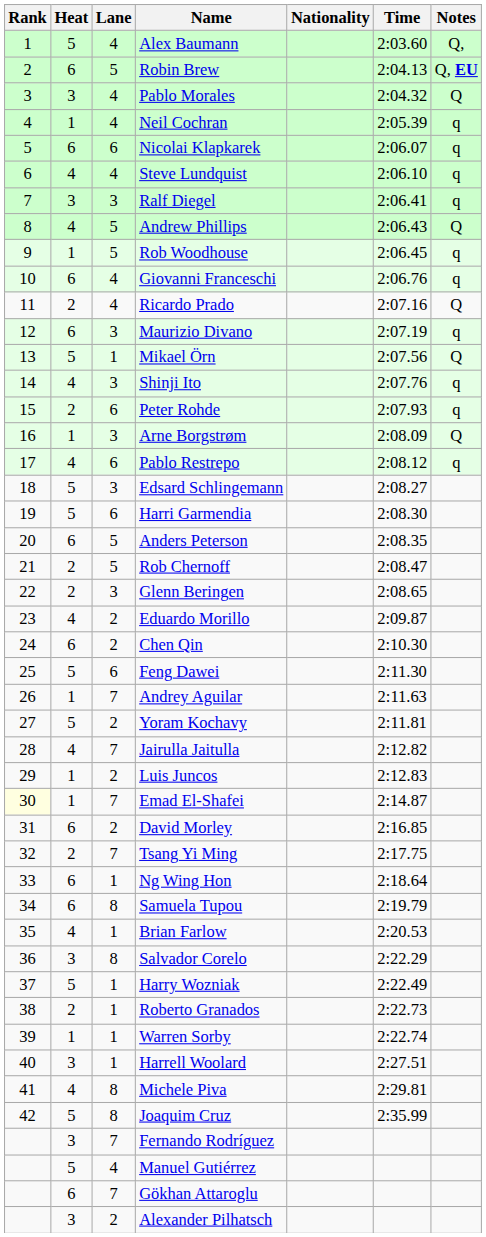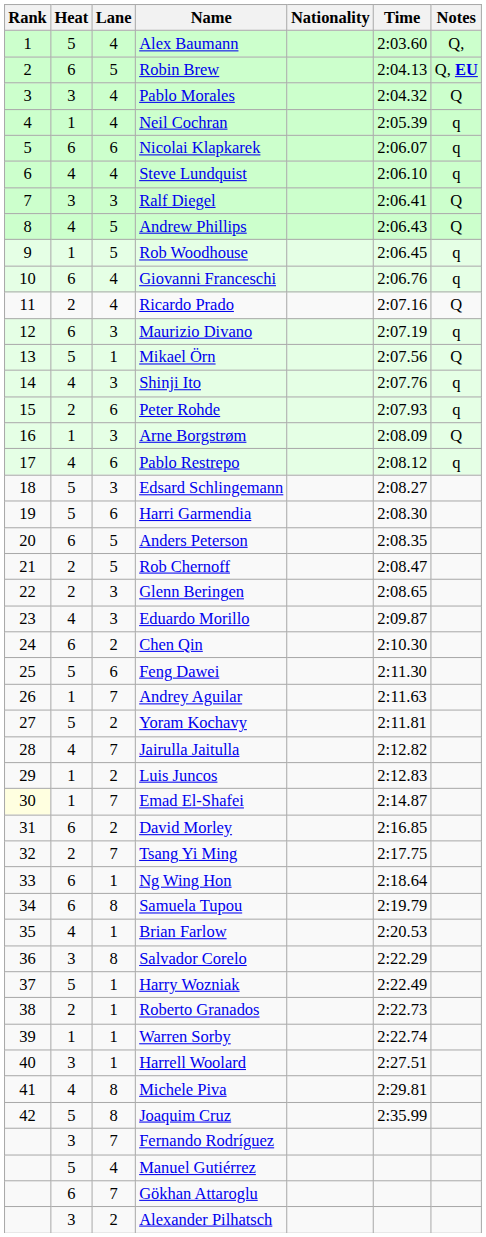(456, 200) q -> (456, 200) Q
(114, 618) 2 -> (114, 618) 3
